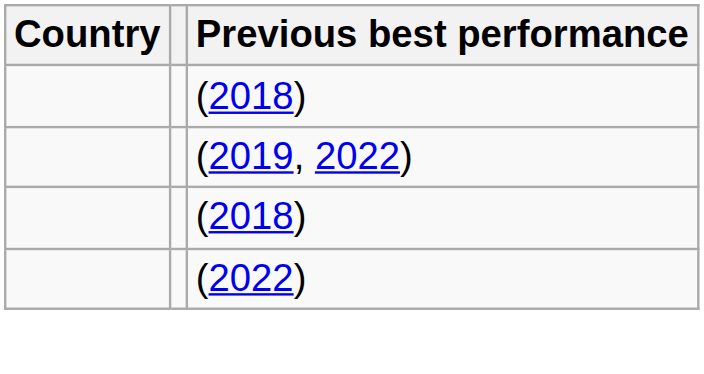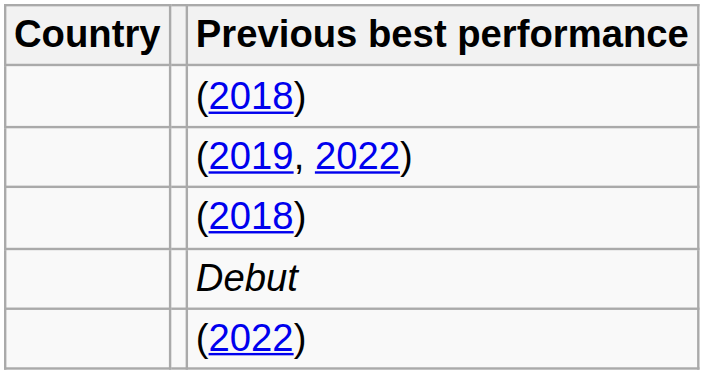+ row: (87, 278)
